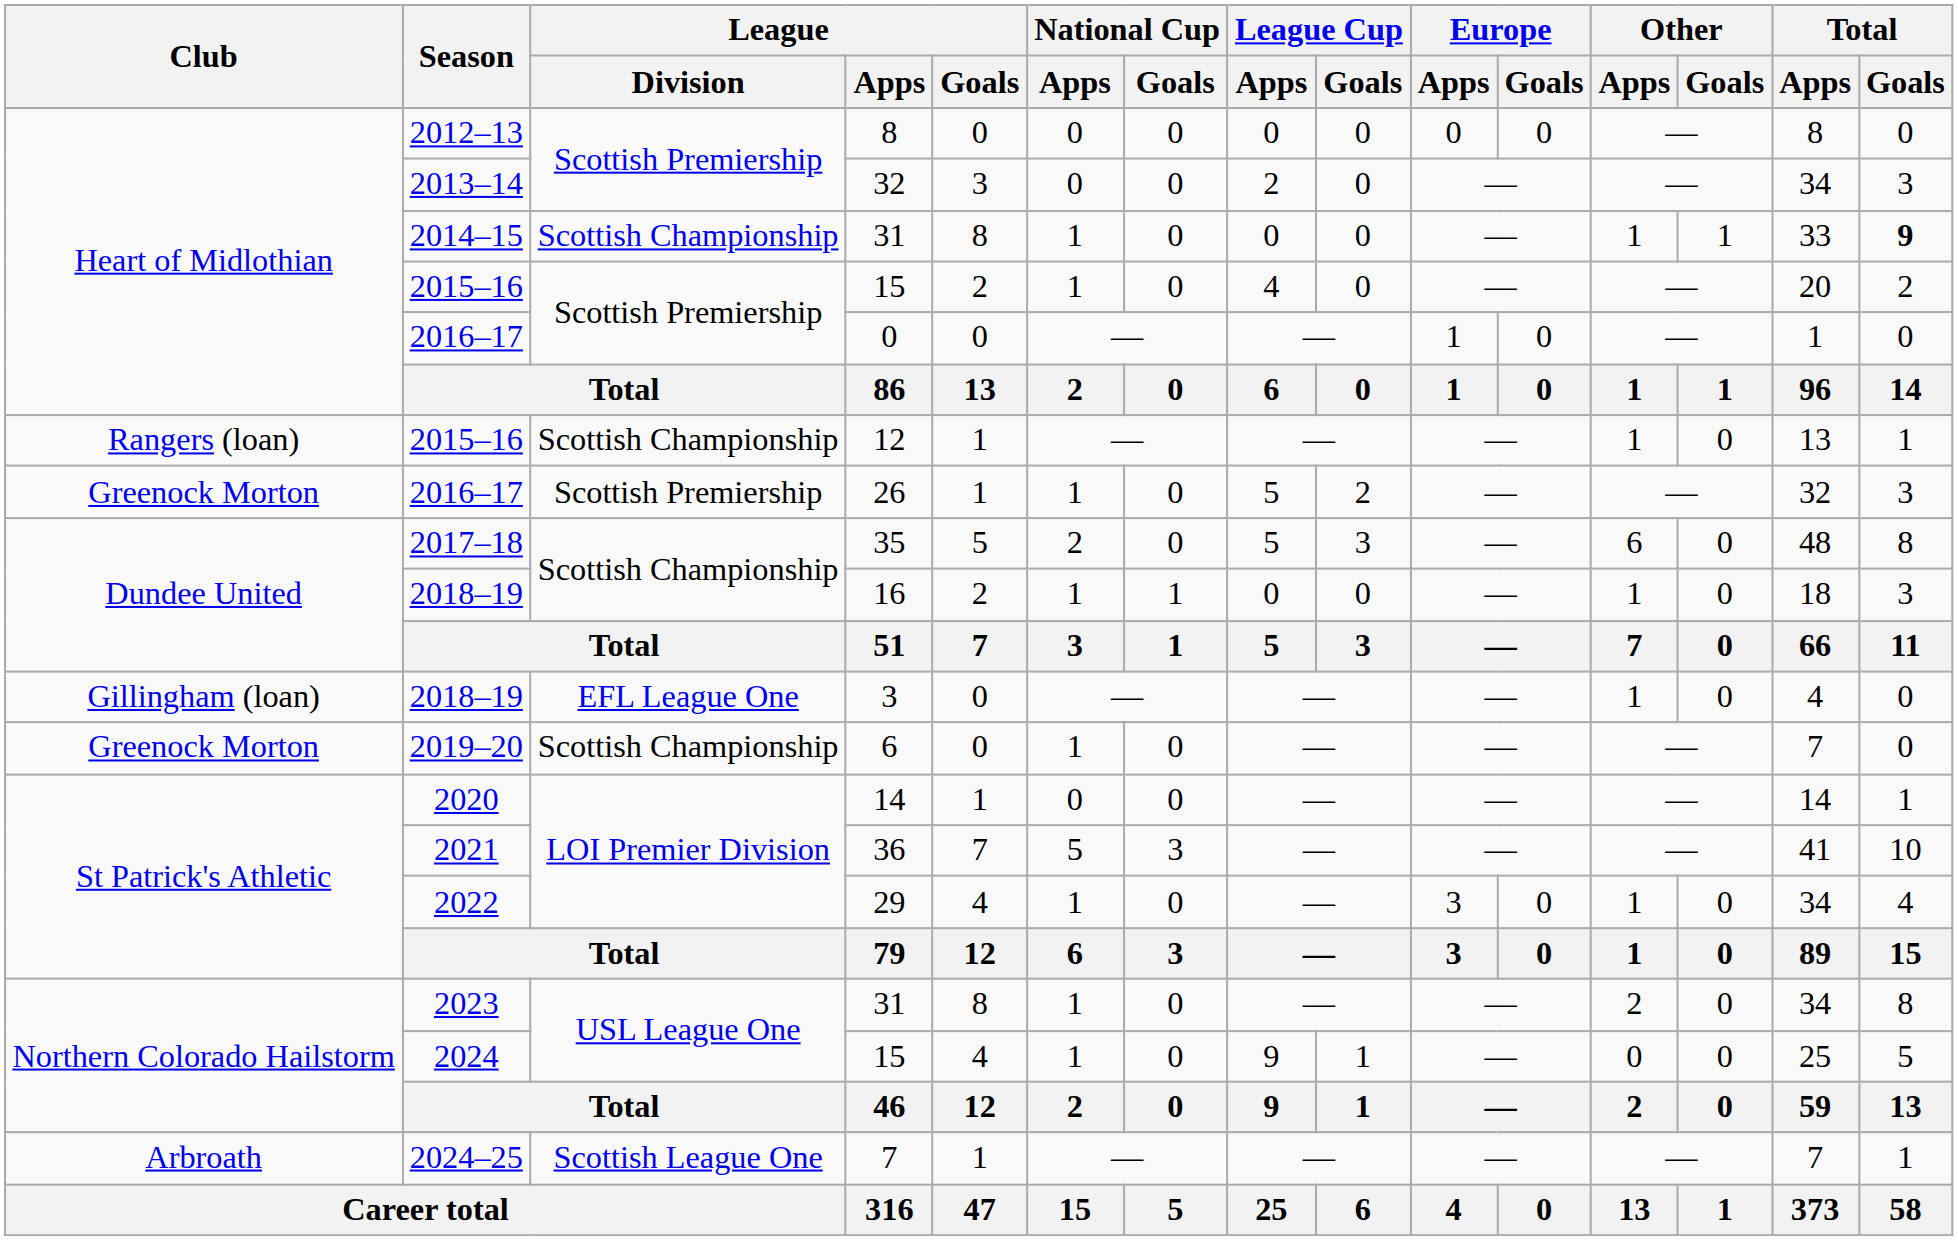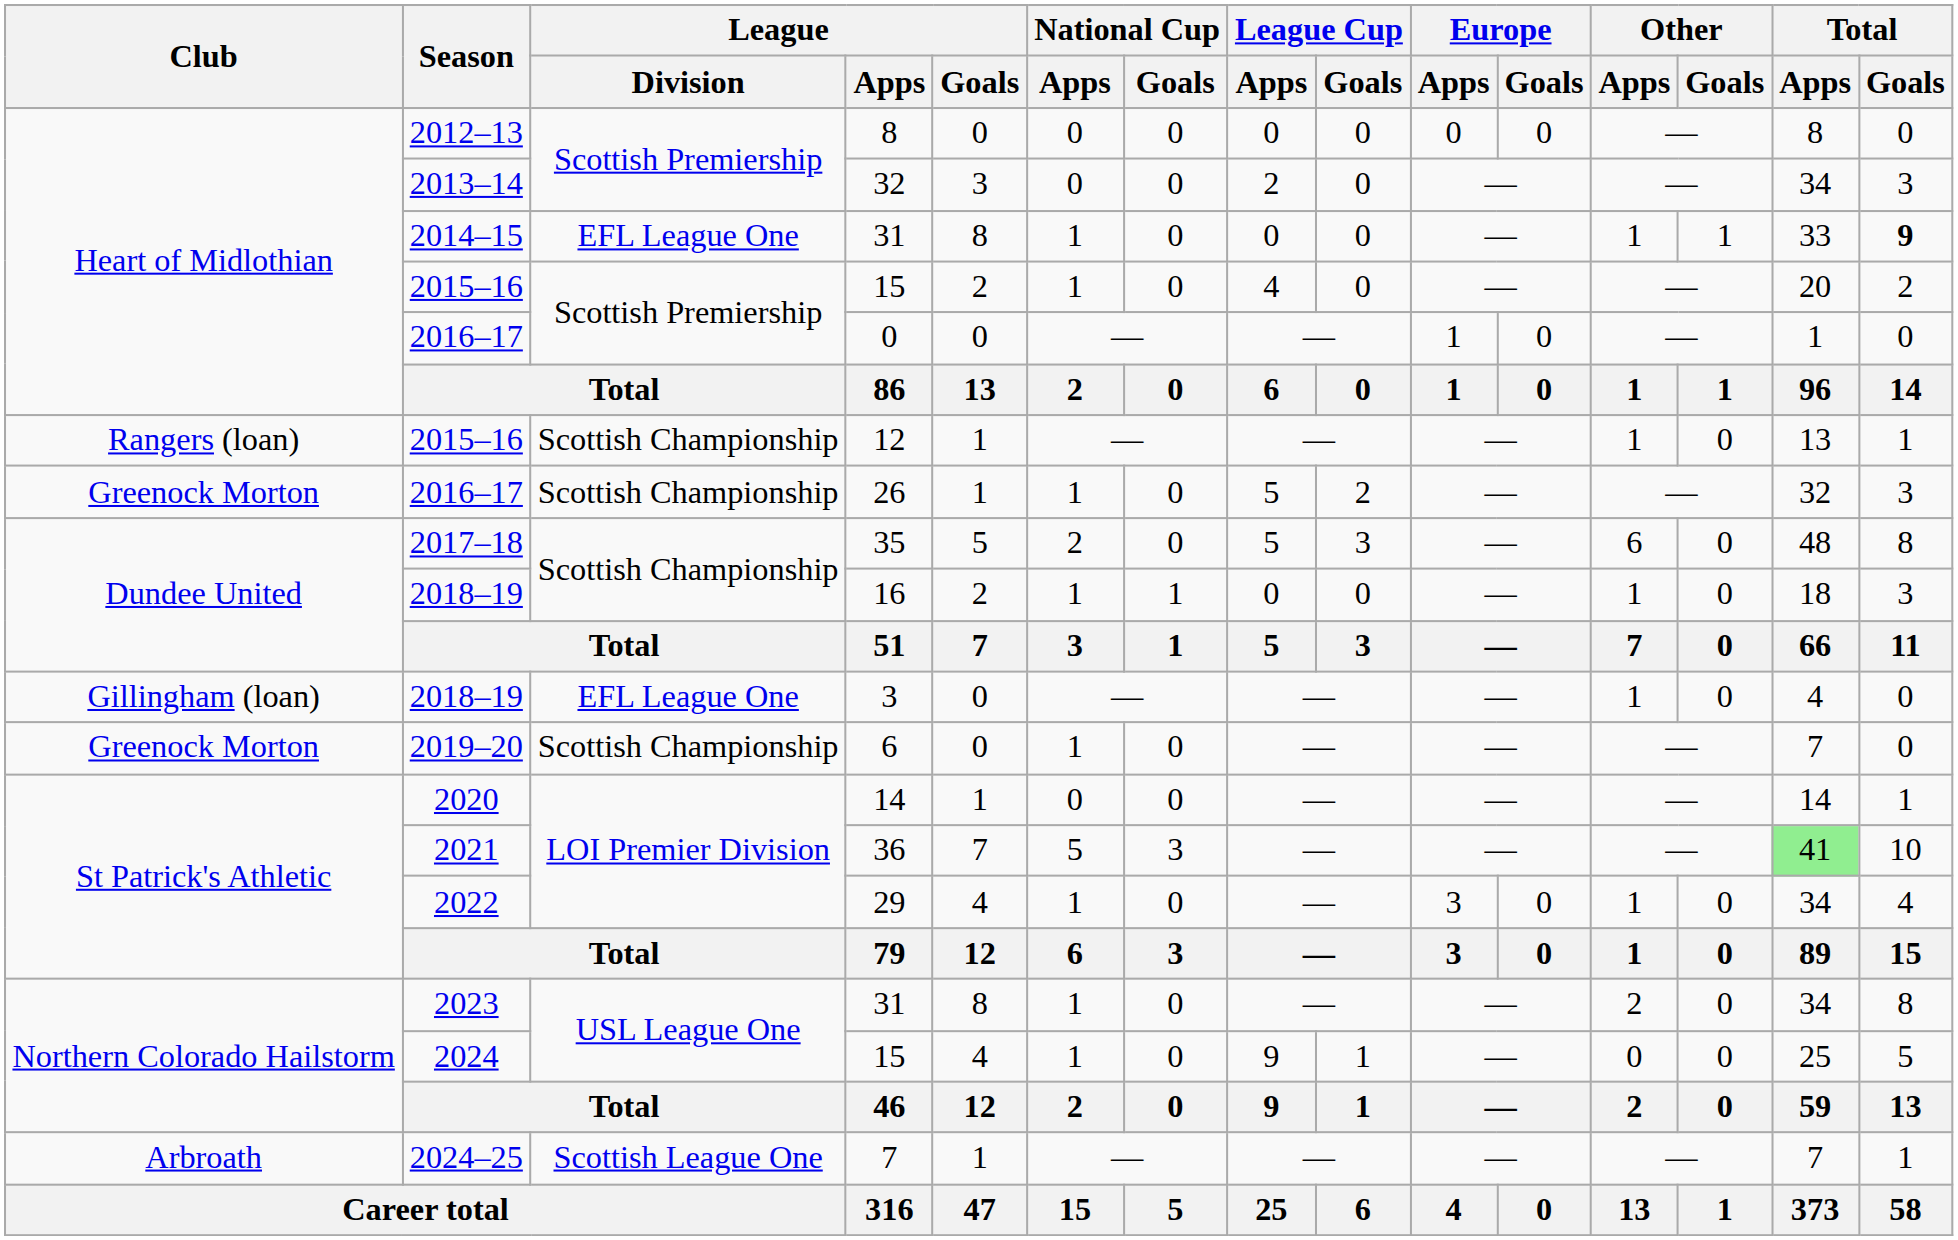(688, 235) Scottish Championship -> (688, 235) EFL League One
(688, 491) Scottish Premiership -> (688, 491) Scottish Championship
(1815, 850) no background -> (1815, 850) lightgreen background
